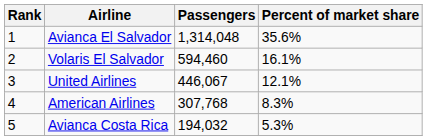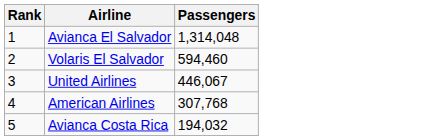- column: (341, 16)
